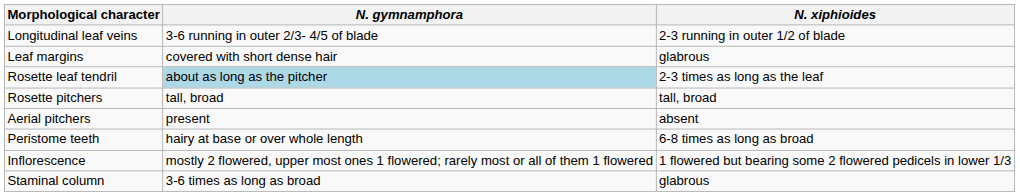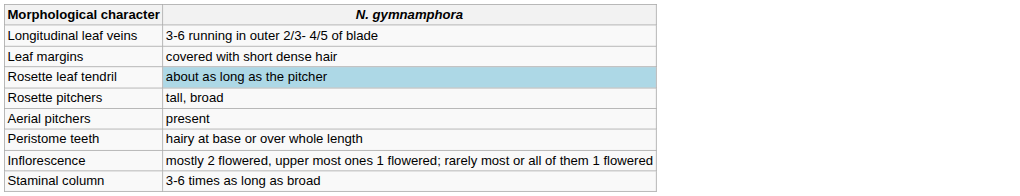- column: (835, 14)
